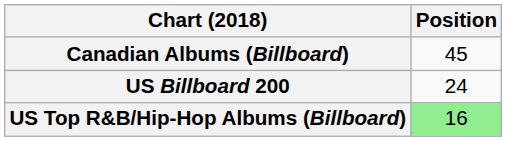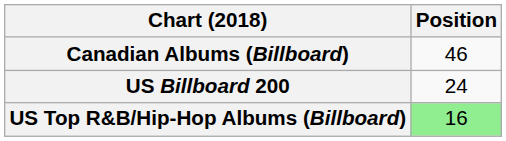(456, 53) 45 -> (456, 53) 46
